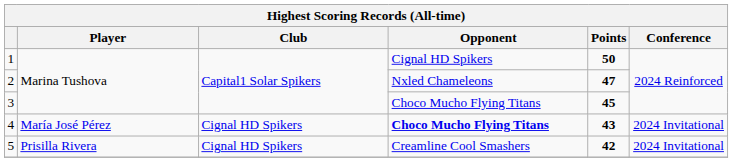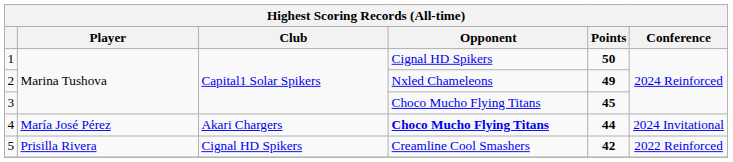(609, 81) 47 -> (609, 81) 49
(252, 125) Cignal HD Spikers -> (242, 125) Akari Chargers
(609, 125) 43 -> (609, 125) 44
(679, 146) 2024 Invitational -> (679, 146) 2022 Reinforced
